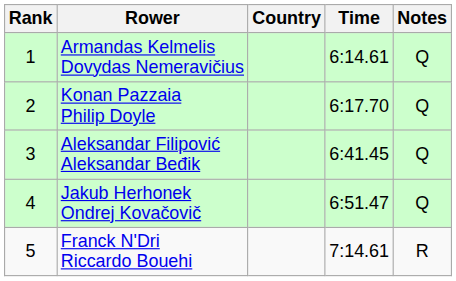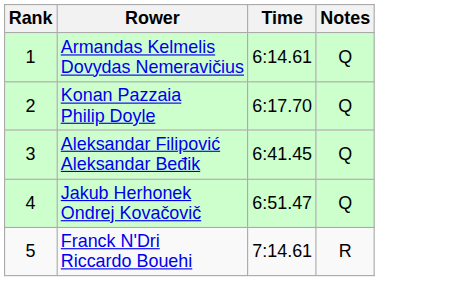- column: (287, 18)
